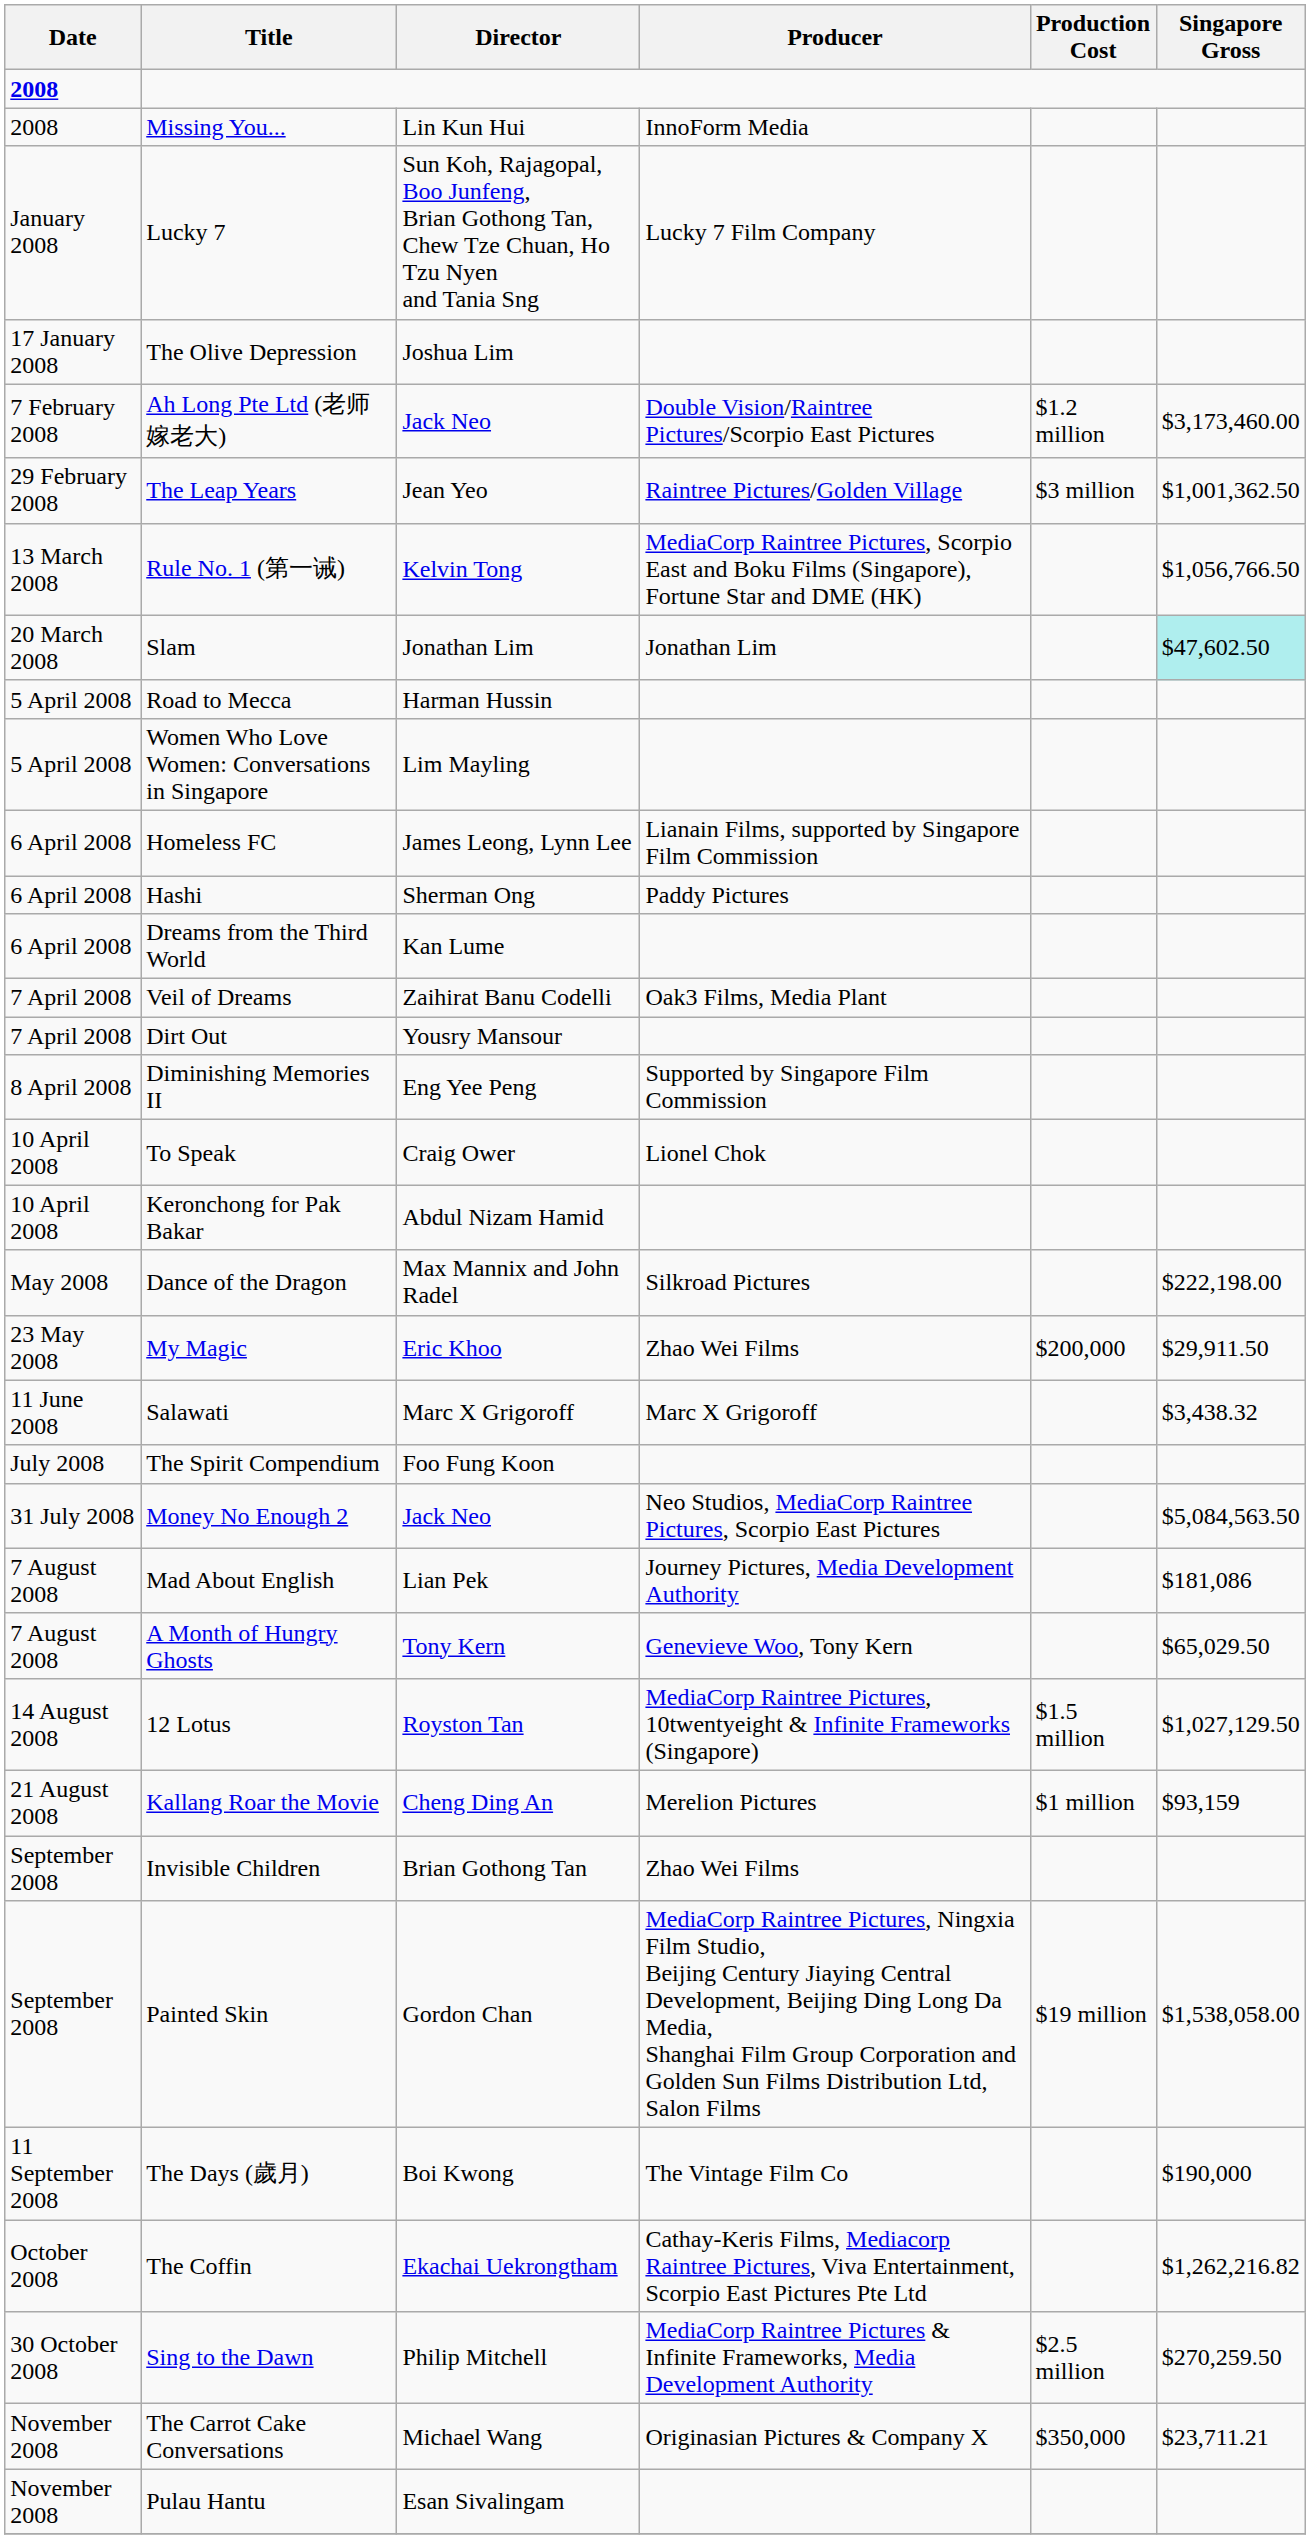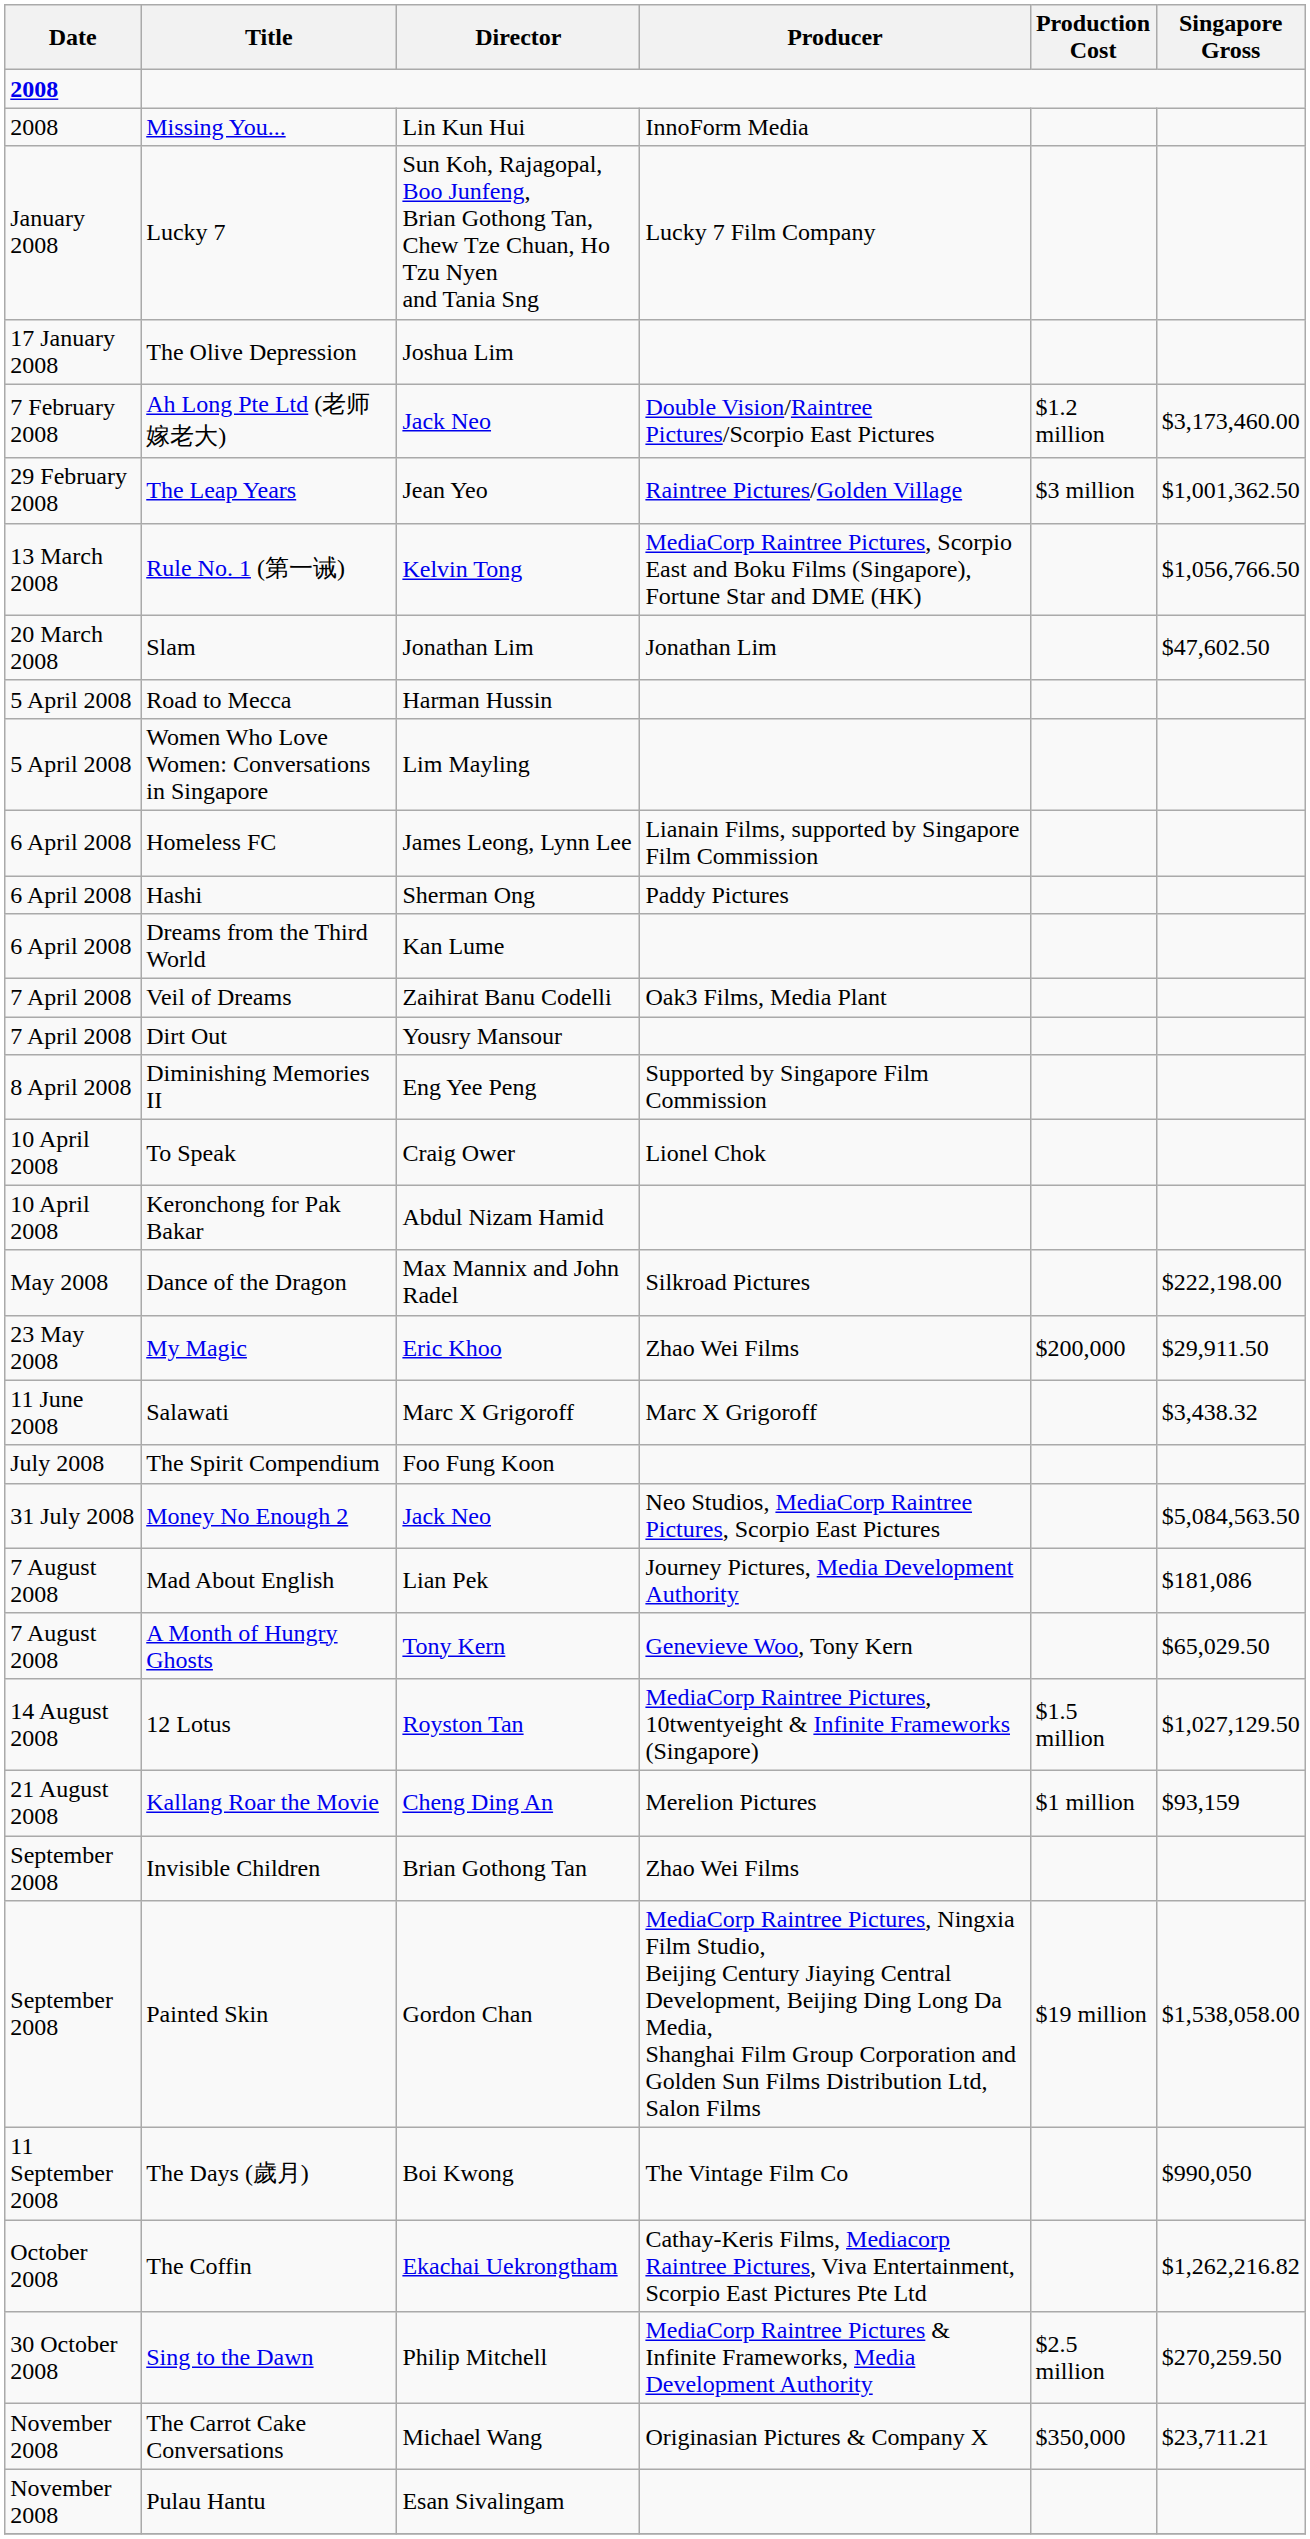(1216, 647) paleturquoise background -> (1216, 647) no background
(1207, 2173) $190,000 -> (1207, 2173) $990,050
